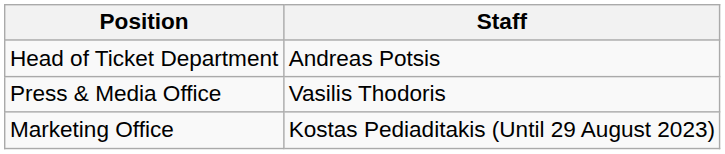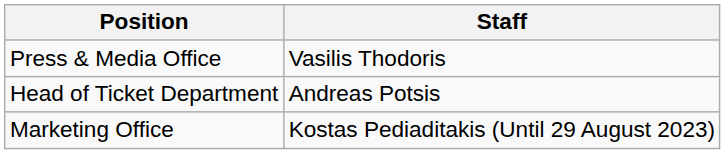rows swapped: (144, 58) <-> (116, 93)
